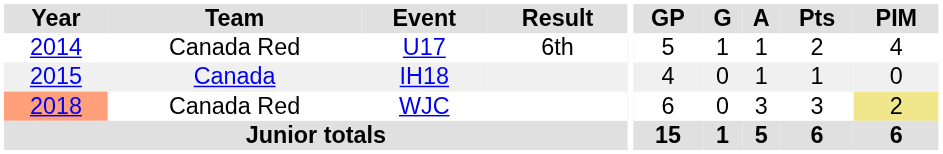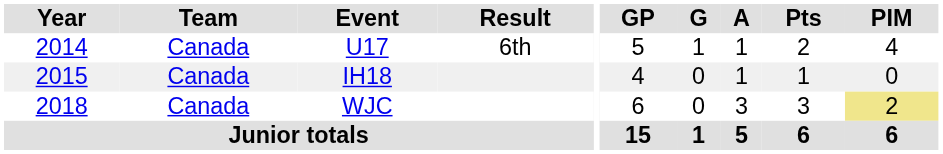(235, 47) Canada Red -> (208, 47) Canada
(56, 105) lightsalmon background -> (62, 105) no background
(235, 105) Canada Red -> (208, 105) Canada
